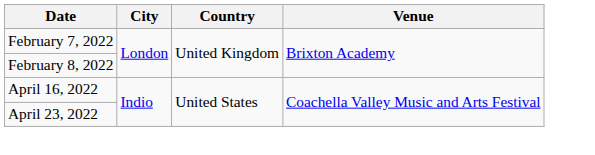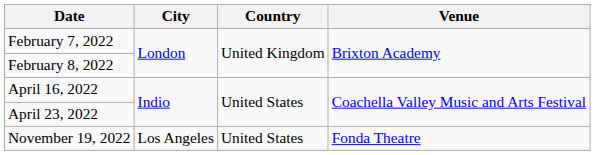+ row: (69, 138)
